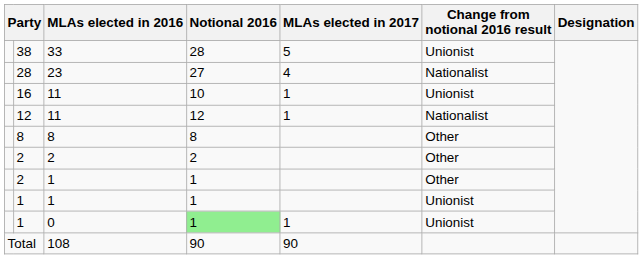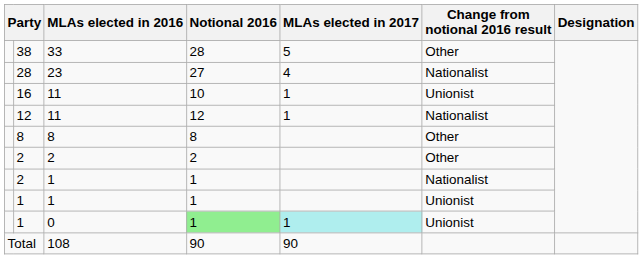(449, 51) Unionist -> (442, 51) Other
(442, 179) Other -> (457, 179) Nationalist
(287, 222) no background -> (287, 222) paleturquoise background
